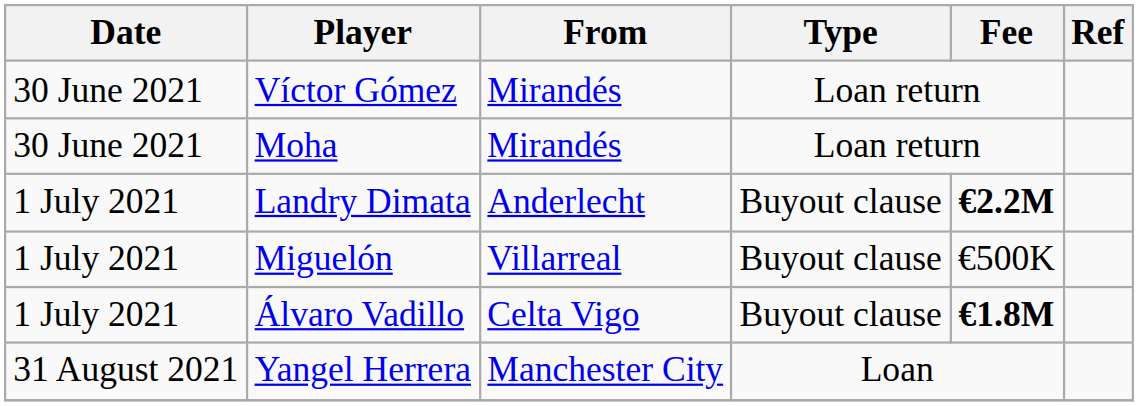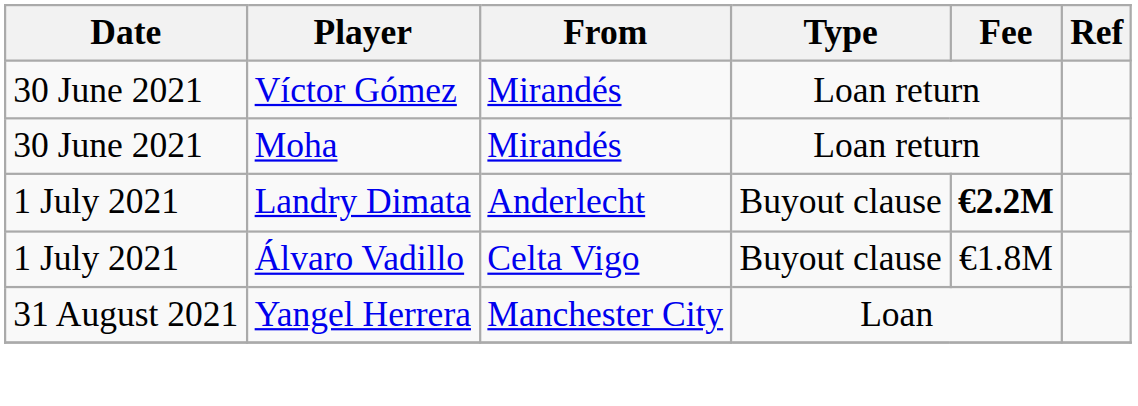- row: (324, 257)
(1006, 314) bold -> (1006, 257) normal
